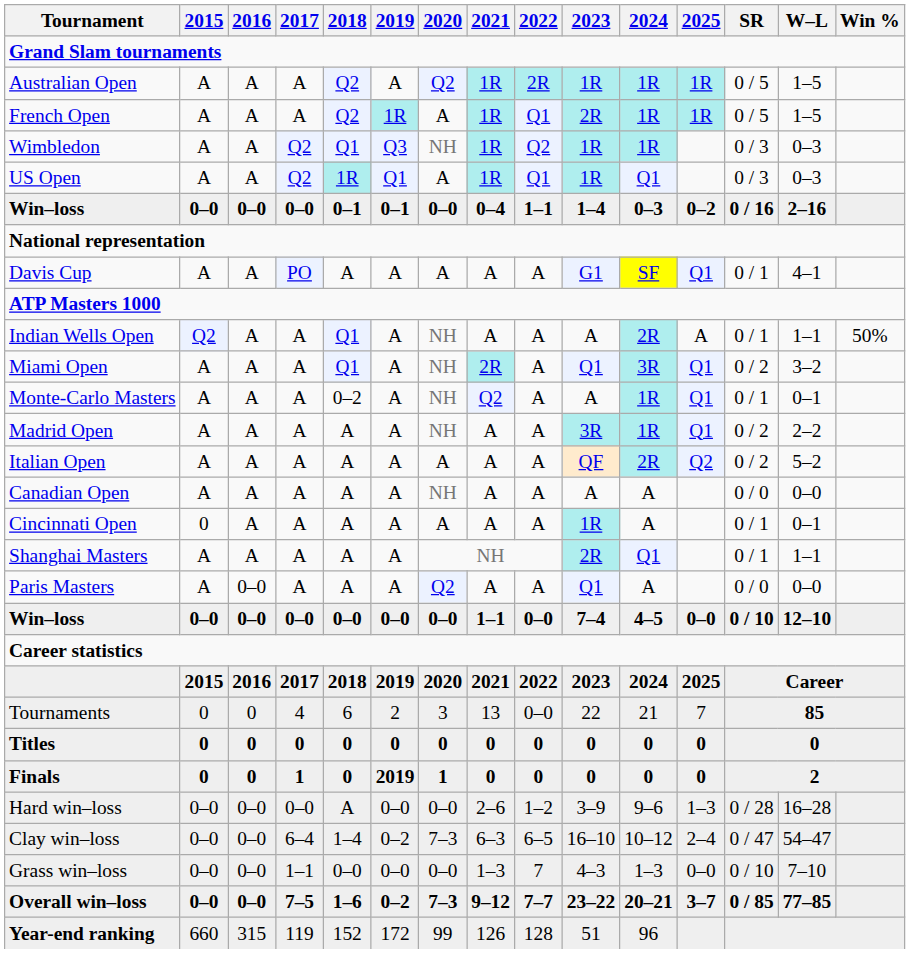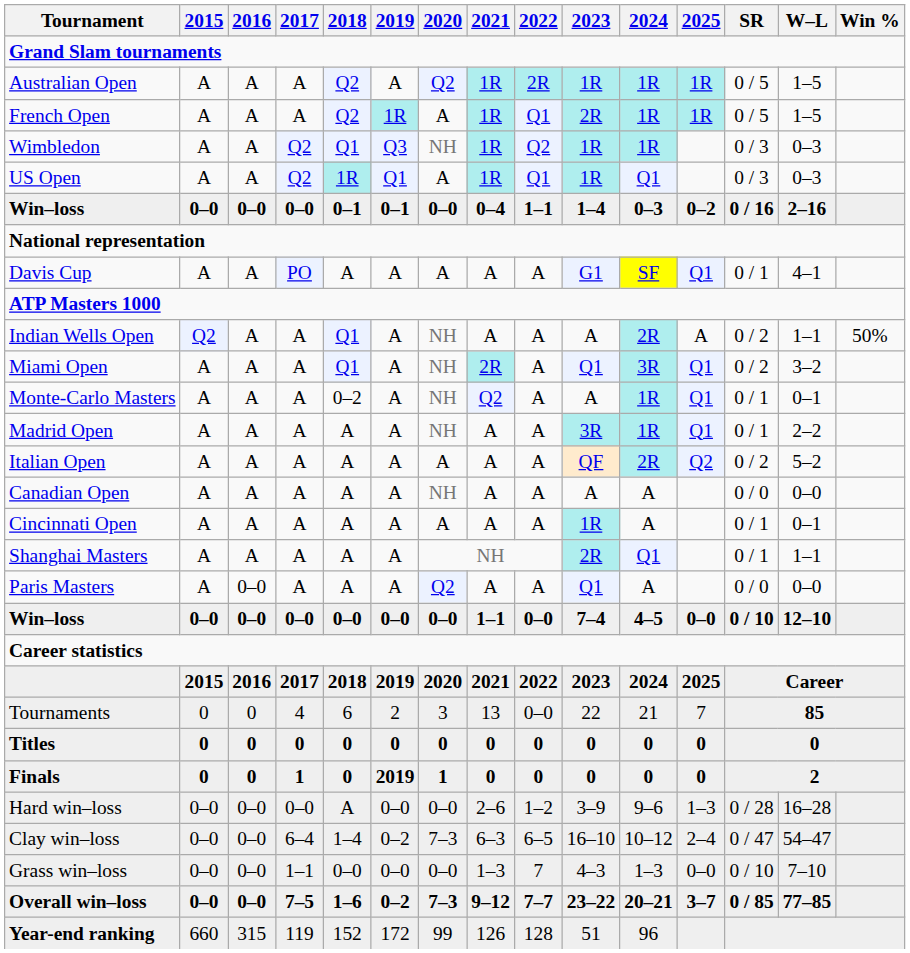(752, 334) 0 / 1 -> (752, 334) 0 / 2
(752, 429) 0 / 2 -> (752, 429) 0 / 1
(204, 523) 0 -> (204, 523) A
